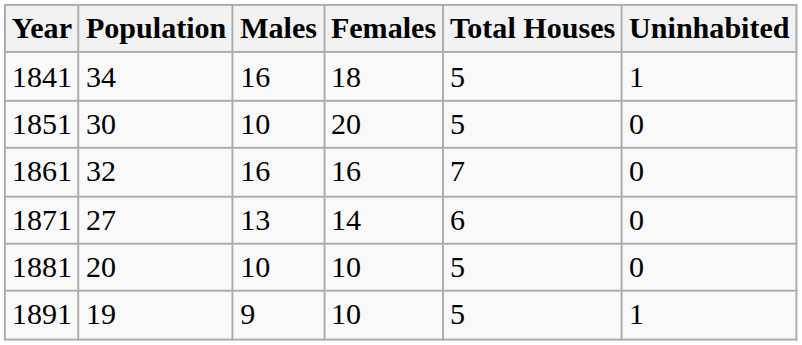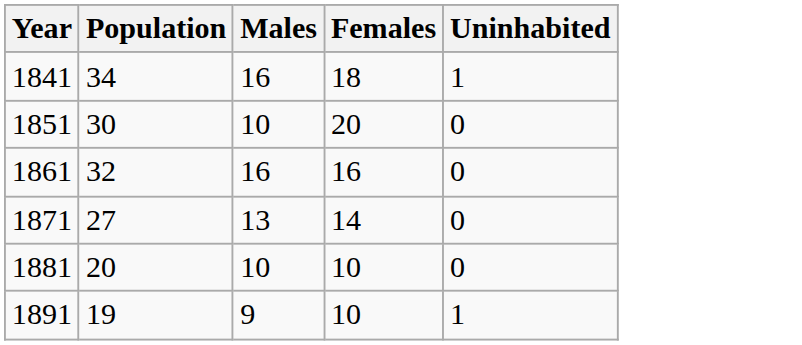- column: (533, 28)
